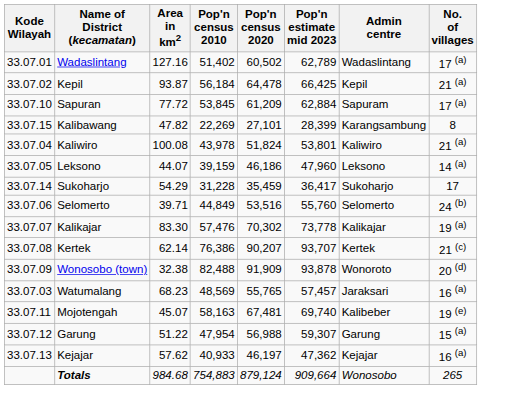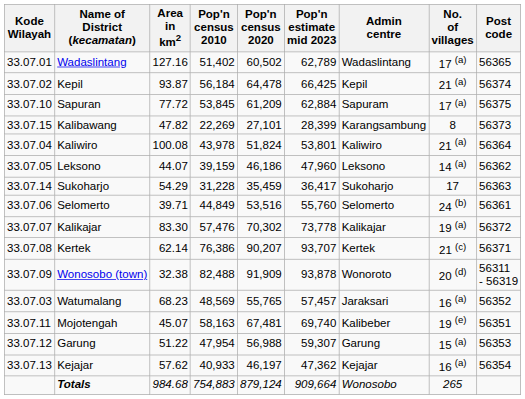+ column: (499, 28)
